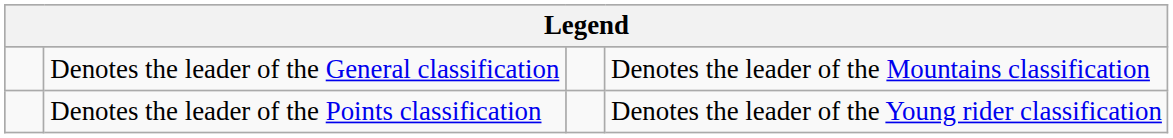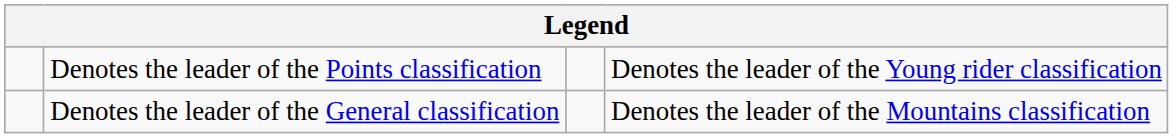rows swapped: (305, 68) <-> (296, 111)
